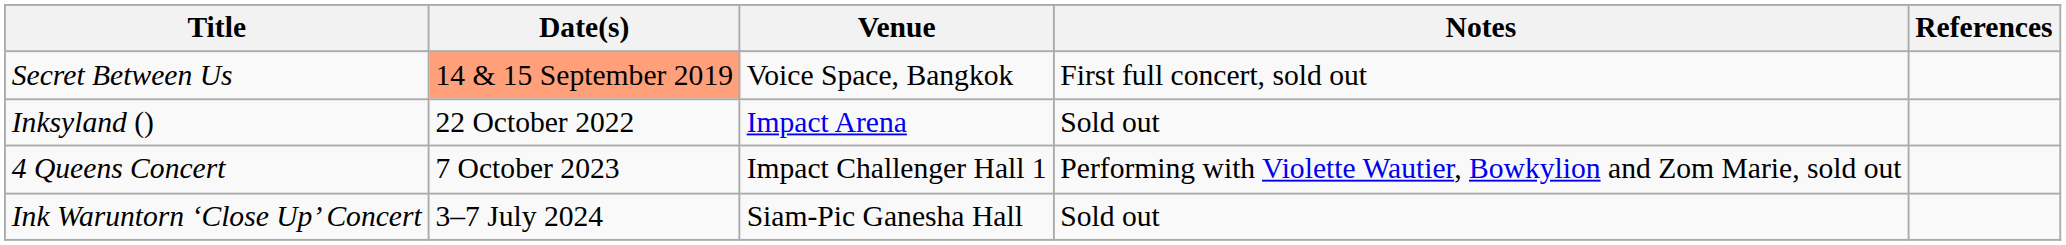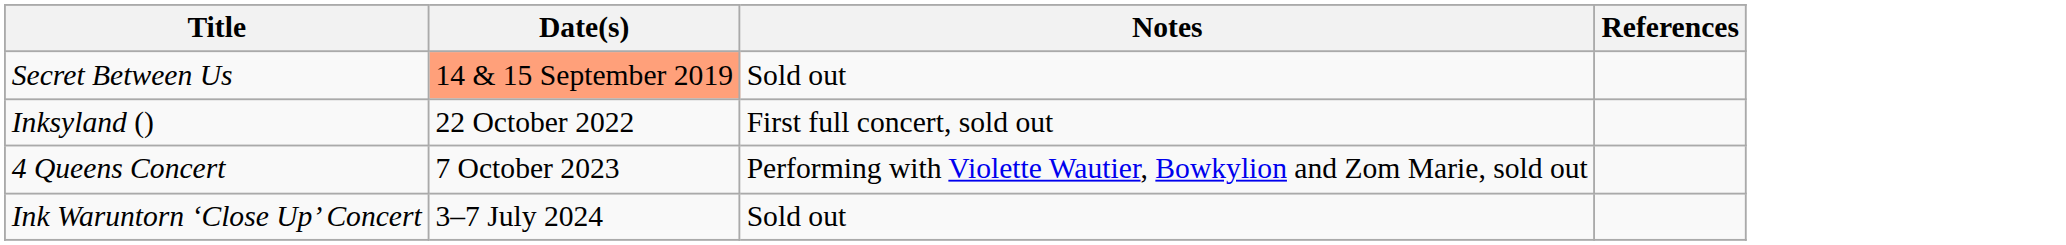- column: (897, 27)
(1214, 74) First full concert, sold out -> (796, 74) Sold out
(1110, 121) Sold out -> (900, 121) First full concert, sold out
